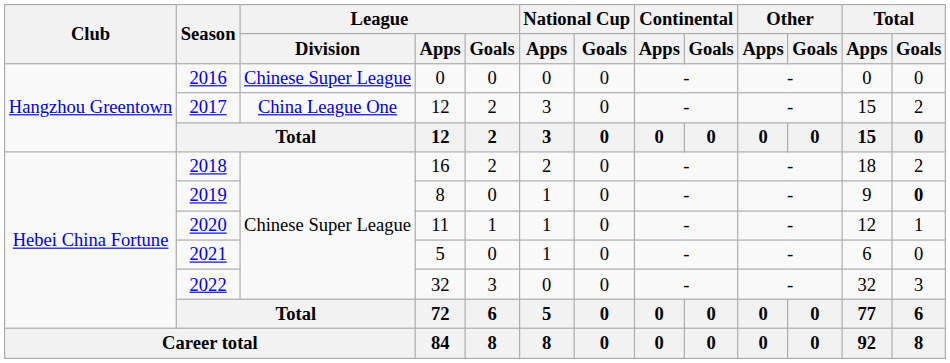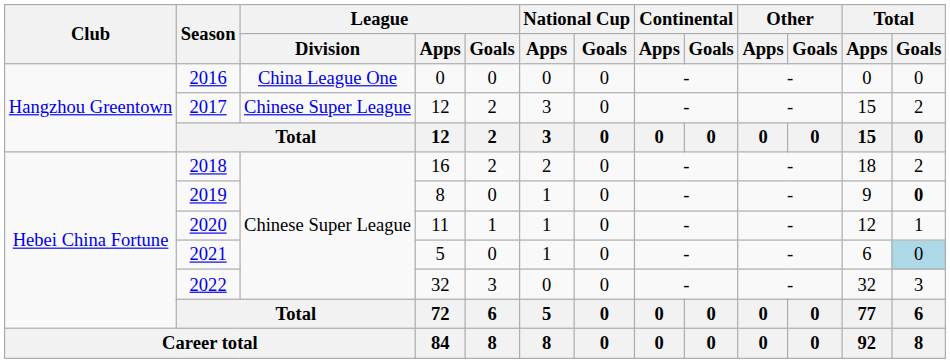(328, 78) Chinese Super League -> (328, 78) China League One
(328, 107) China League One -> (328, 107) Chinese Super League
(919, 254) no background -> (919, 254) lightblue background
